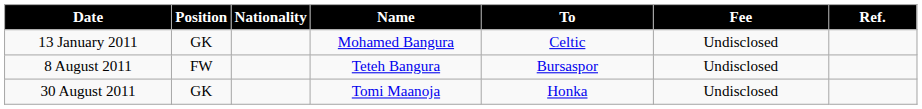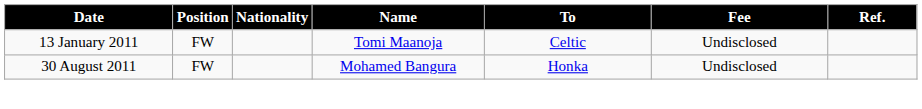(201, 42) GK -> (203, 42) FW
(396, 42) Mohamed Bangura -> (398, 42) Tomi Maanoja
- row: (88, 67)
(201, 92) GK -> (203, 67) FW
(396, 92) Tomi Maanoja -> (398, 67) Mohamed Bangura
